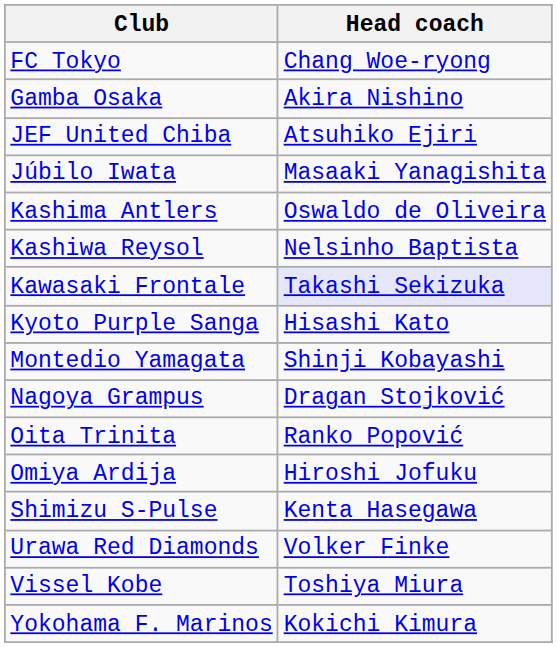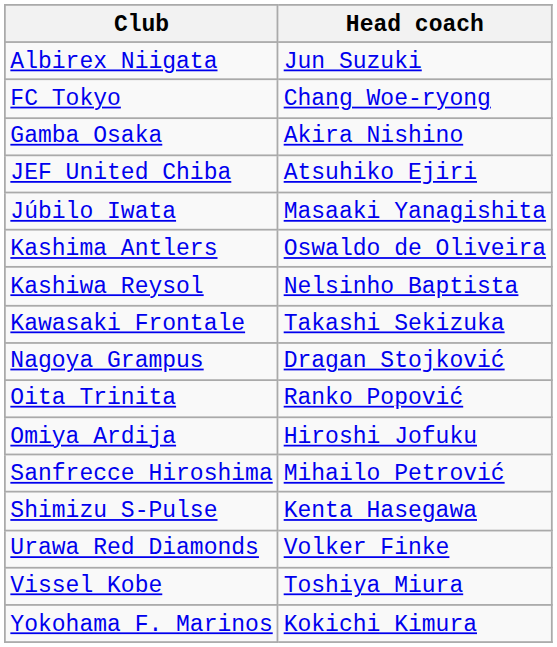+ row: (114, 61)
(394, 286) lavender background -> (394, 324) no background
- row: (135, 324)
- row: (128, 361)
+ row: (142, 474)
